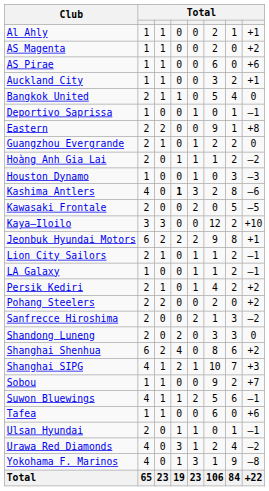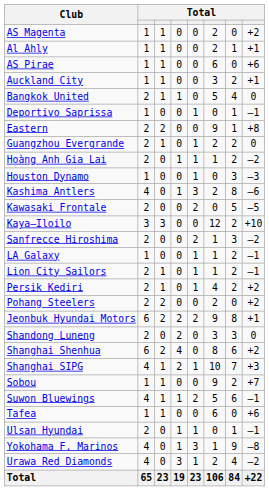rows swapped: (27, 33) <-> (36, 49)
(179, 192) bold -> (179, 192) normal
rows swapped: (71, 239) <-> (62, 319)
rows swapped: (57, 255) <-> (33, 271)
rows swapped: (60, 446) <-> (62, 462)
